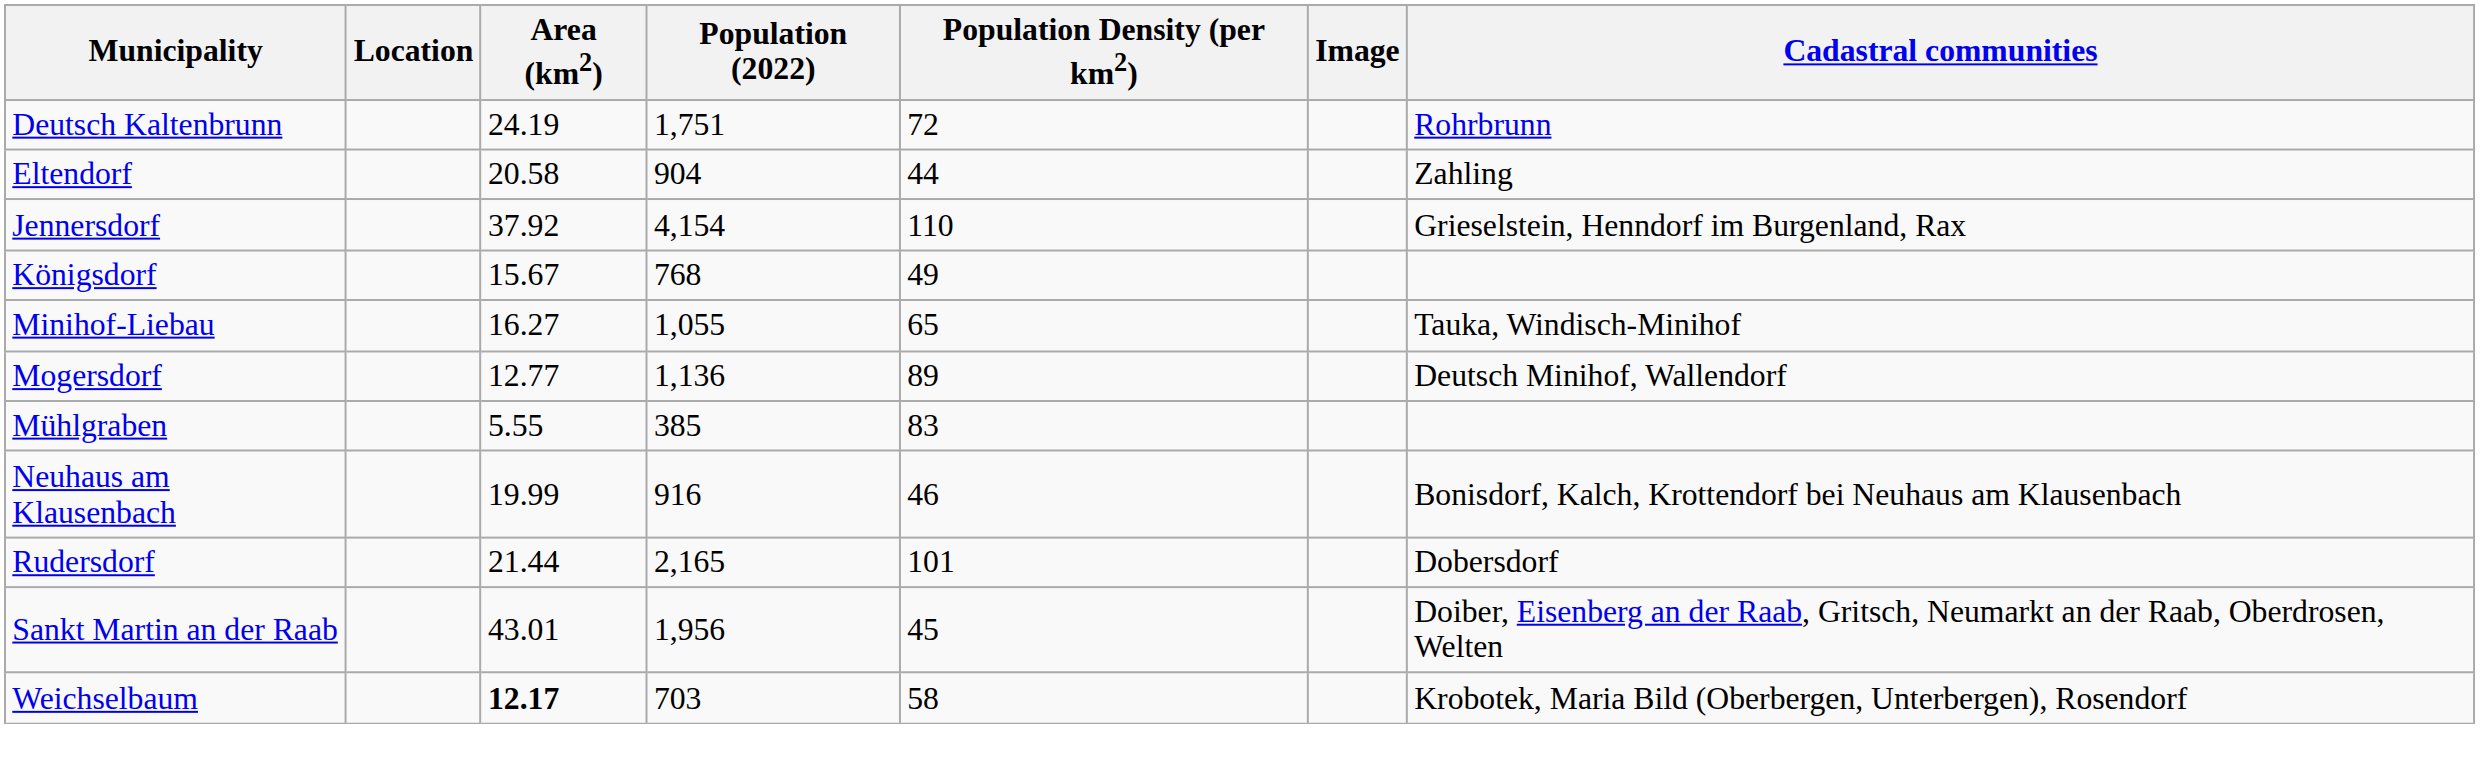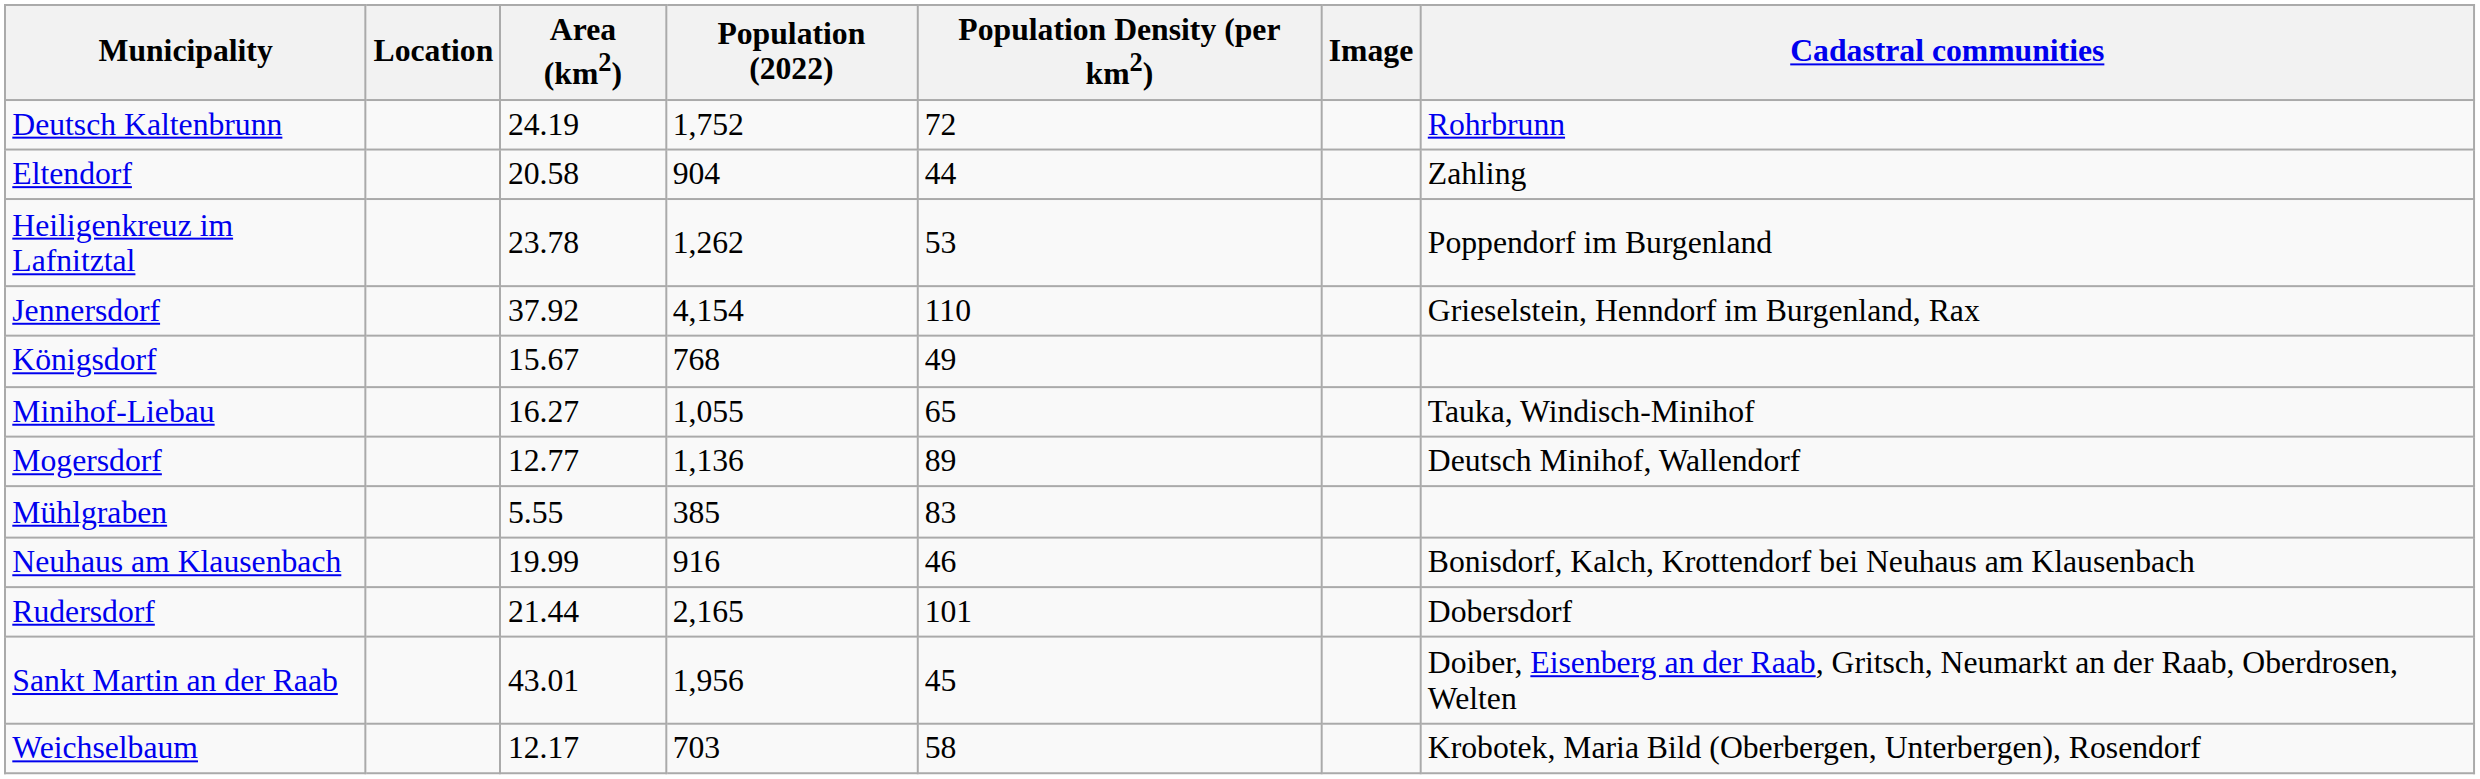(690, 124) 1,751 -> (708, 124) 1,752
+ row: (123, 242)
(524, 697) bold -> (544, 748) normal
